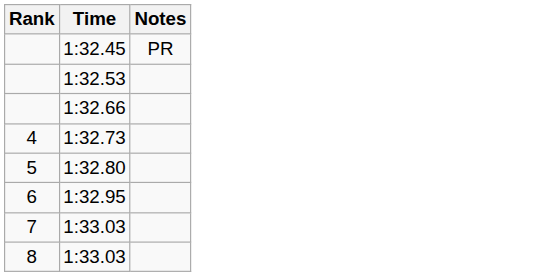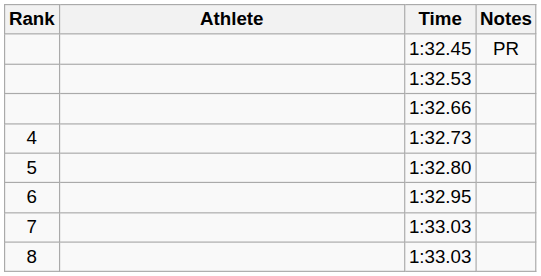+ column: (232, 19)
